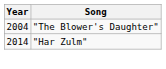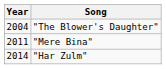+ row: (63, 41)
